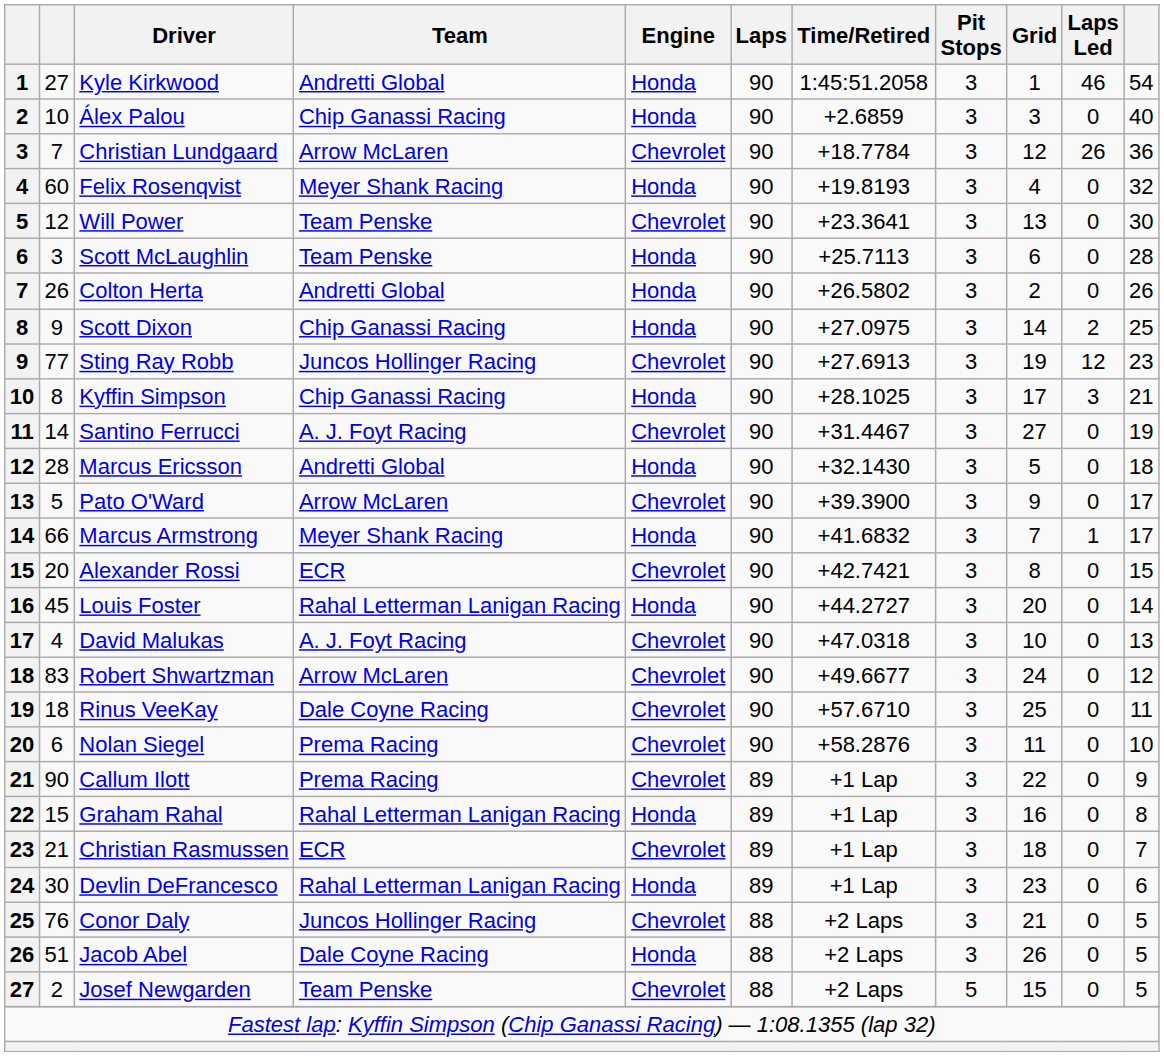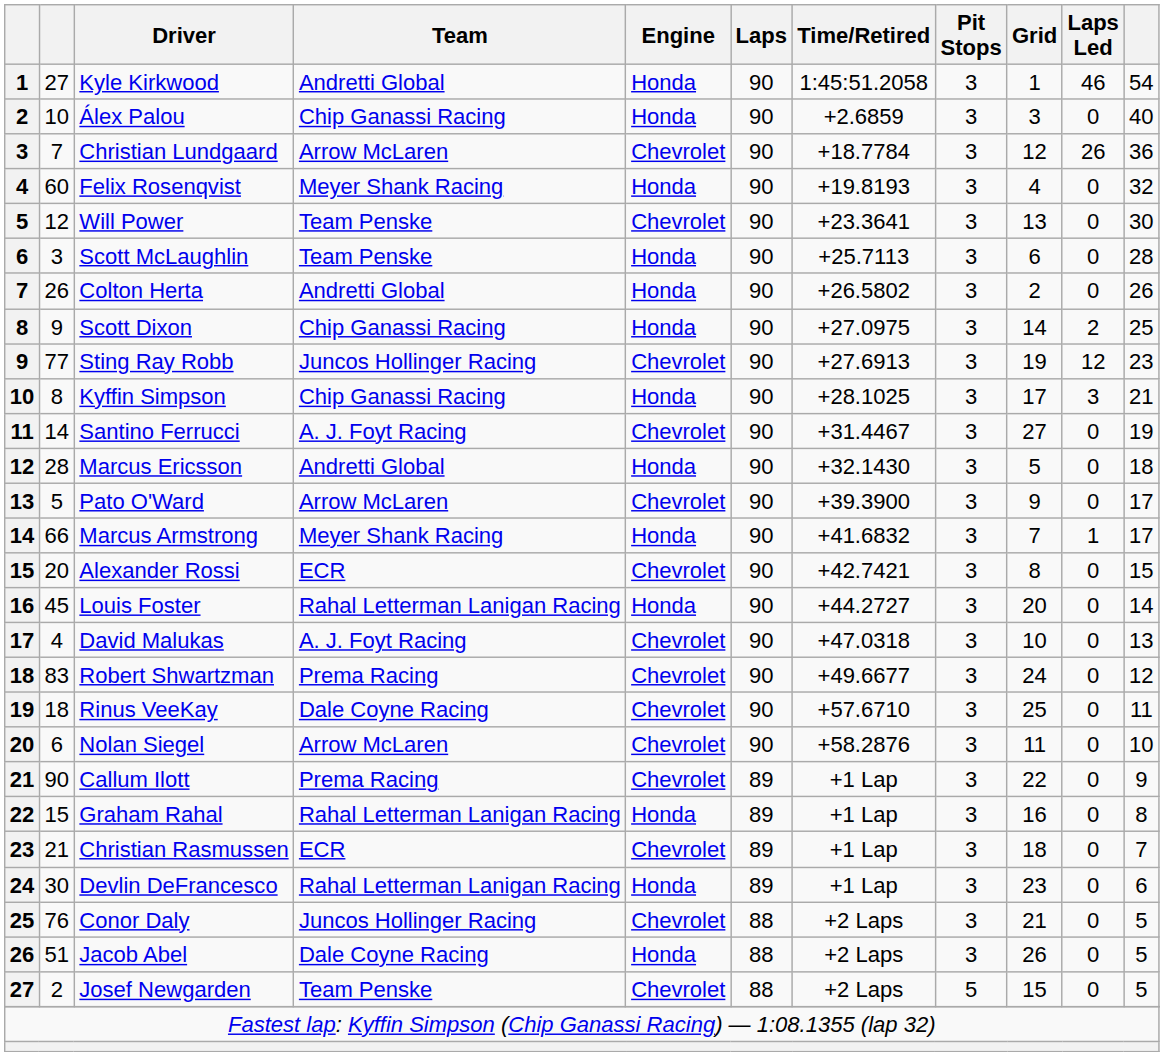(374, 675) Arrow McLaren -> (369, 675) Prema Racing
(369, 745) Prema Racing -> (374, 745) Arrow McLaren
